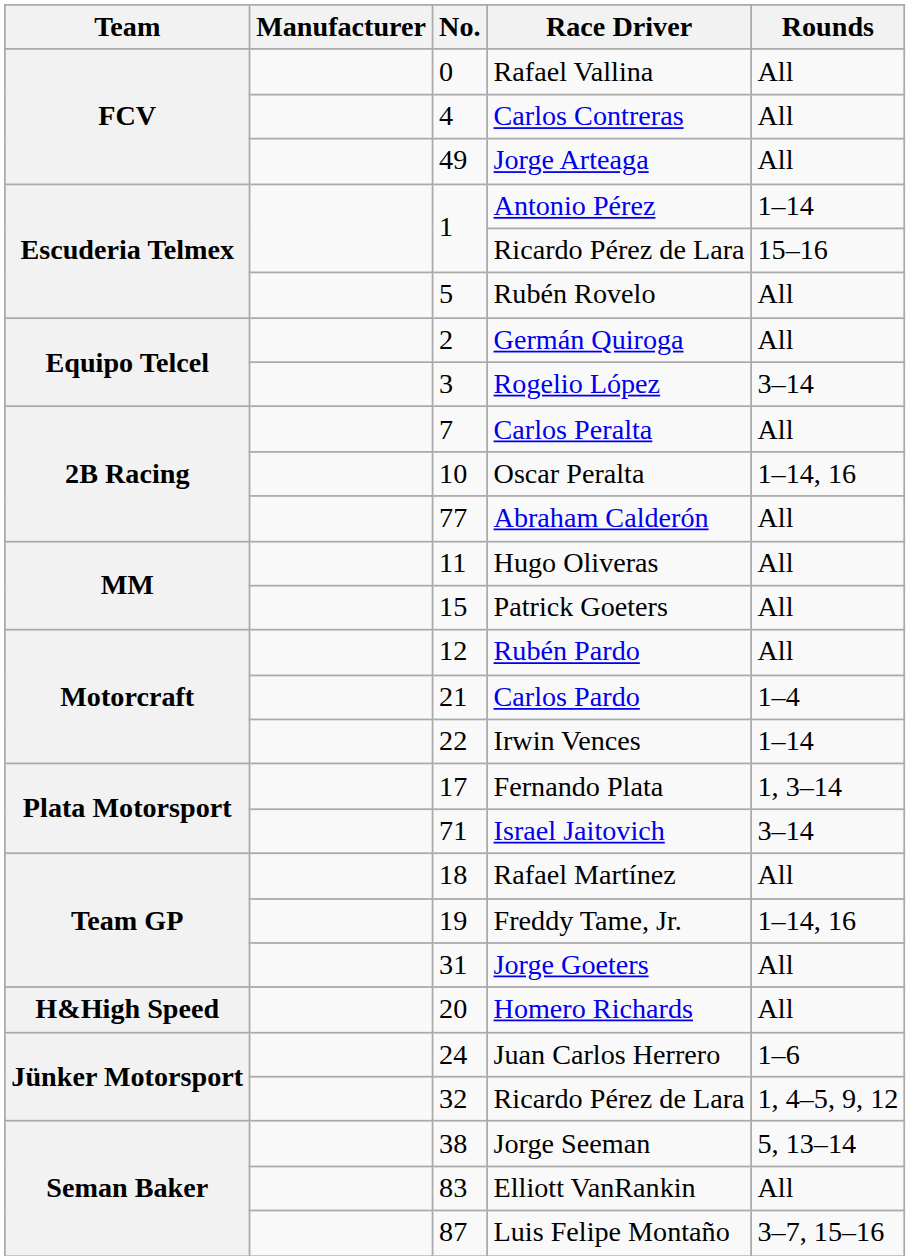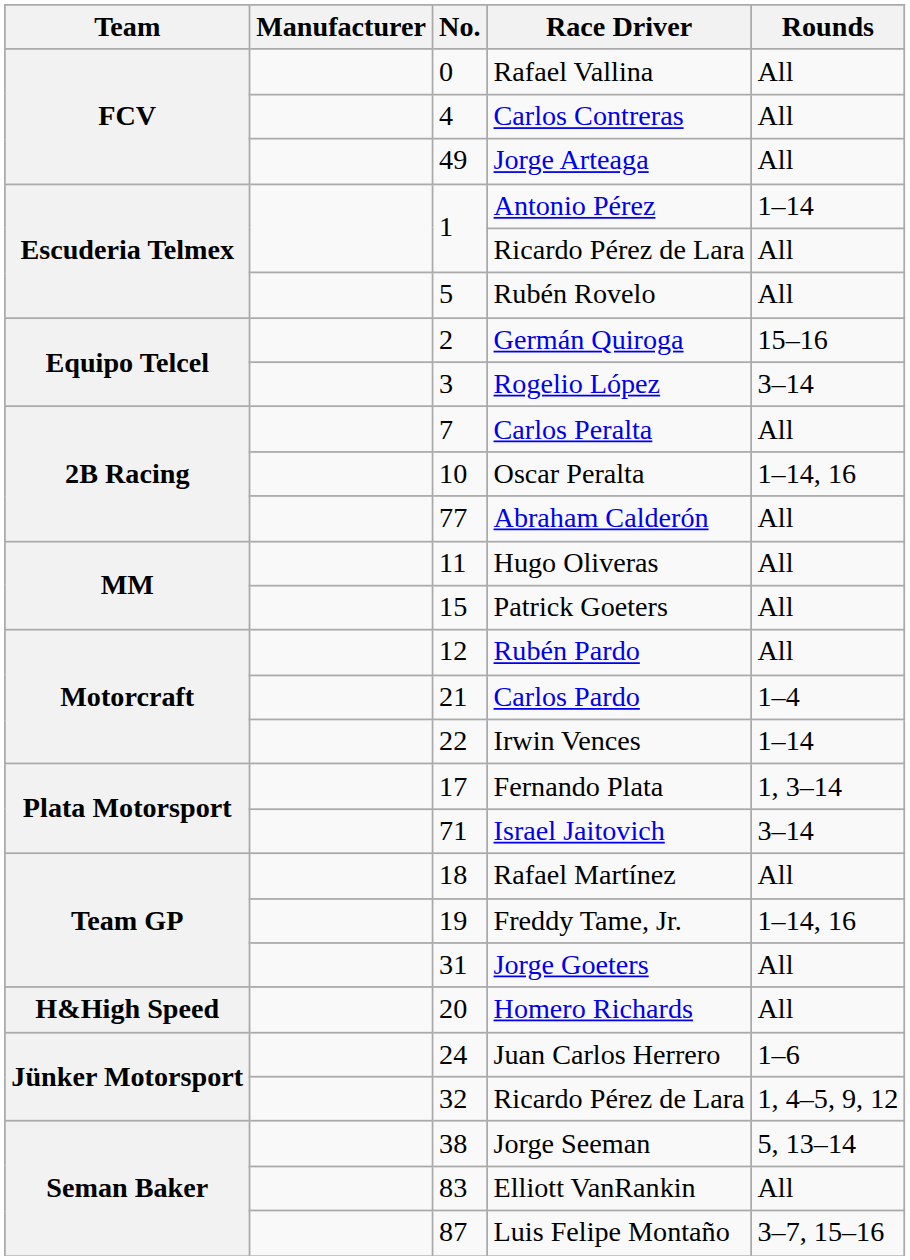(793, 250) 15–16 -> (775, 250) All
(775, 339) All -> (793, 339) 15–16
